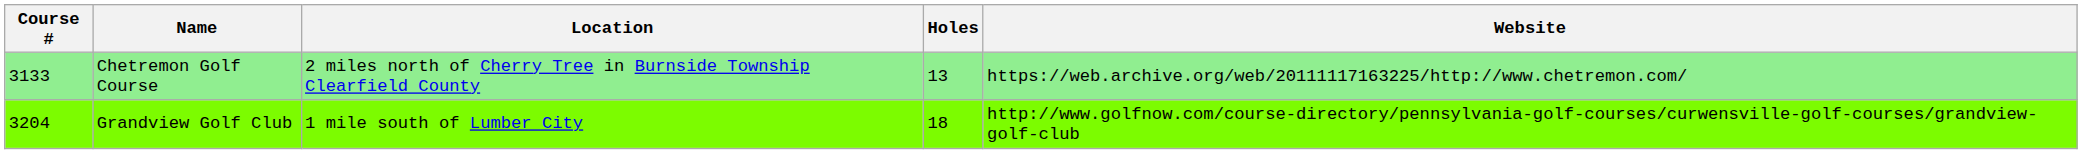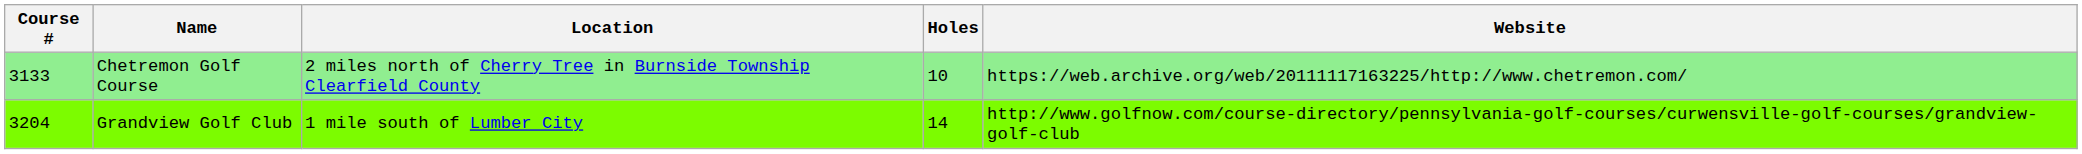(938, 76) 13 -> (938, 76) 10
(938, 124) 18 -> (938, 124) 14
